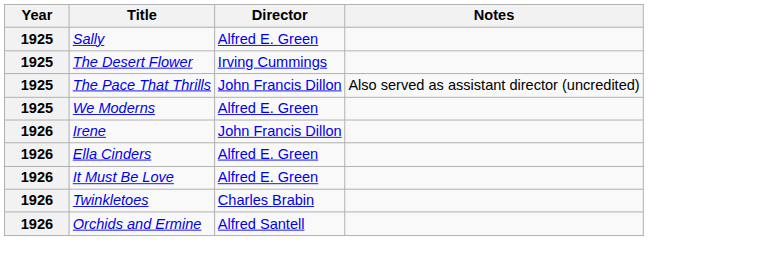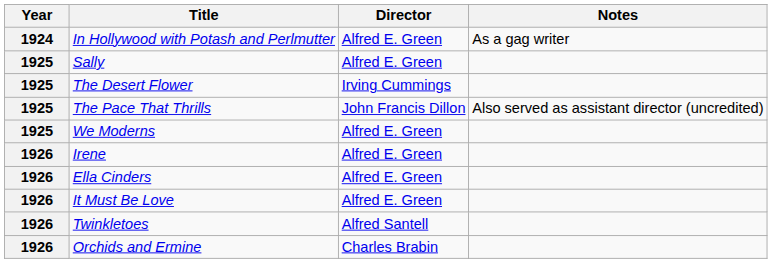+ row: (204, 39)
(280, 131) John Francis Dillon -> (392, 154) Alfred E. Green
(266, 200) Charles Brabin -> (385, 223) Alfred Santell
(261, 223) Alfred Santell -> (390, 246) Charles Brabin
